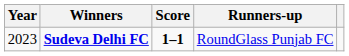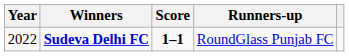(22, 39) 2023 -> (22, 39) 2022
